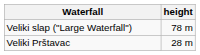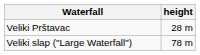rows swapped: (69, 27) <-> (38, 43)
